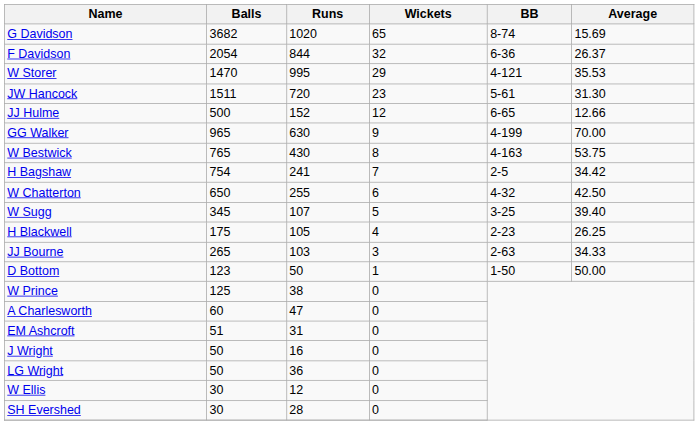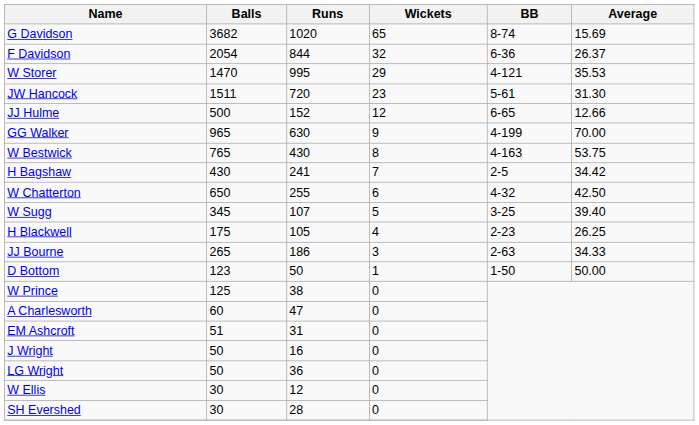(220, 172) 754 -> (220, 172) 430
(300, 251) 103 -> (300, 251) 186
